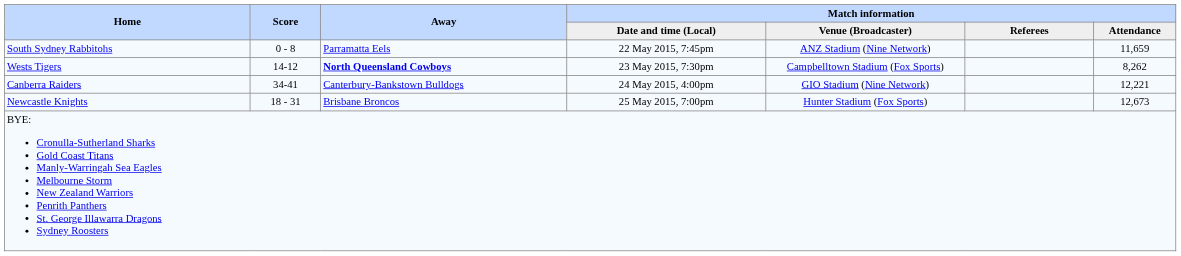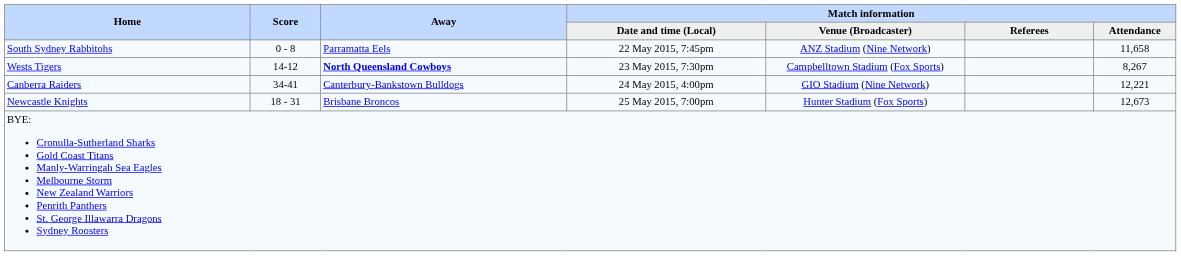(1135, 48) 11,659 -> (1135, 48) 11,658
(1135, 66) 8,262 -> (1135, 66) 8,267
